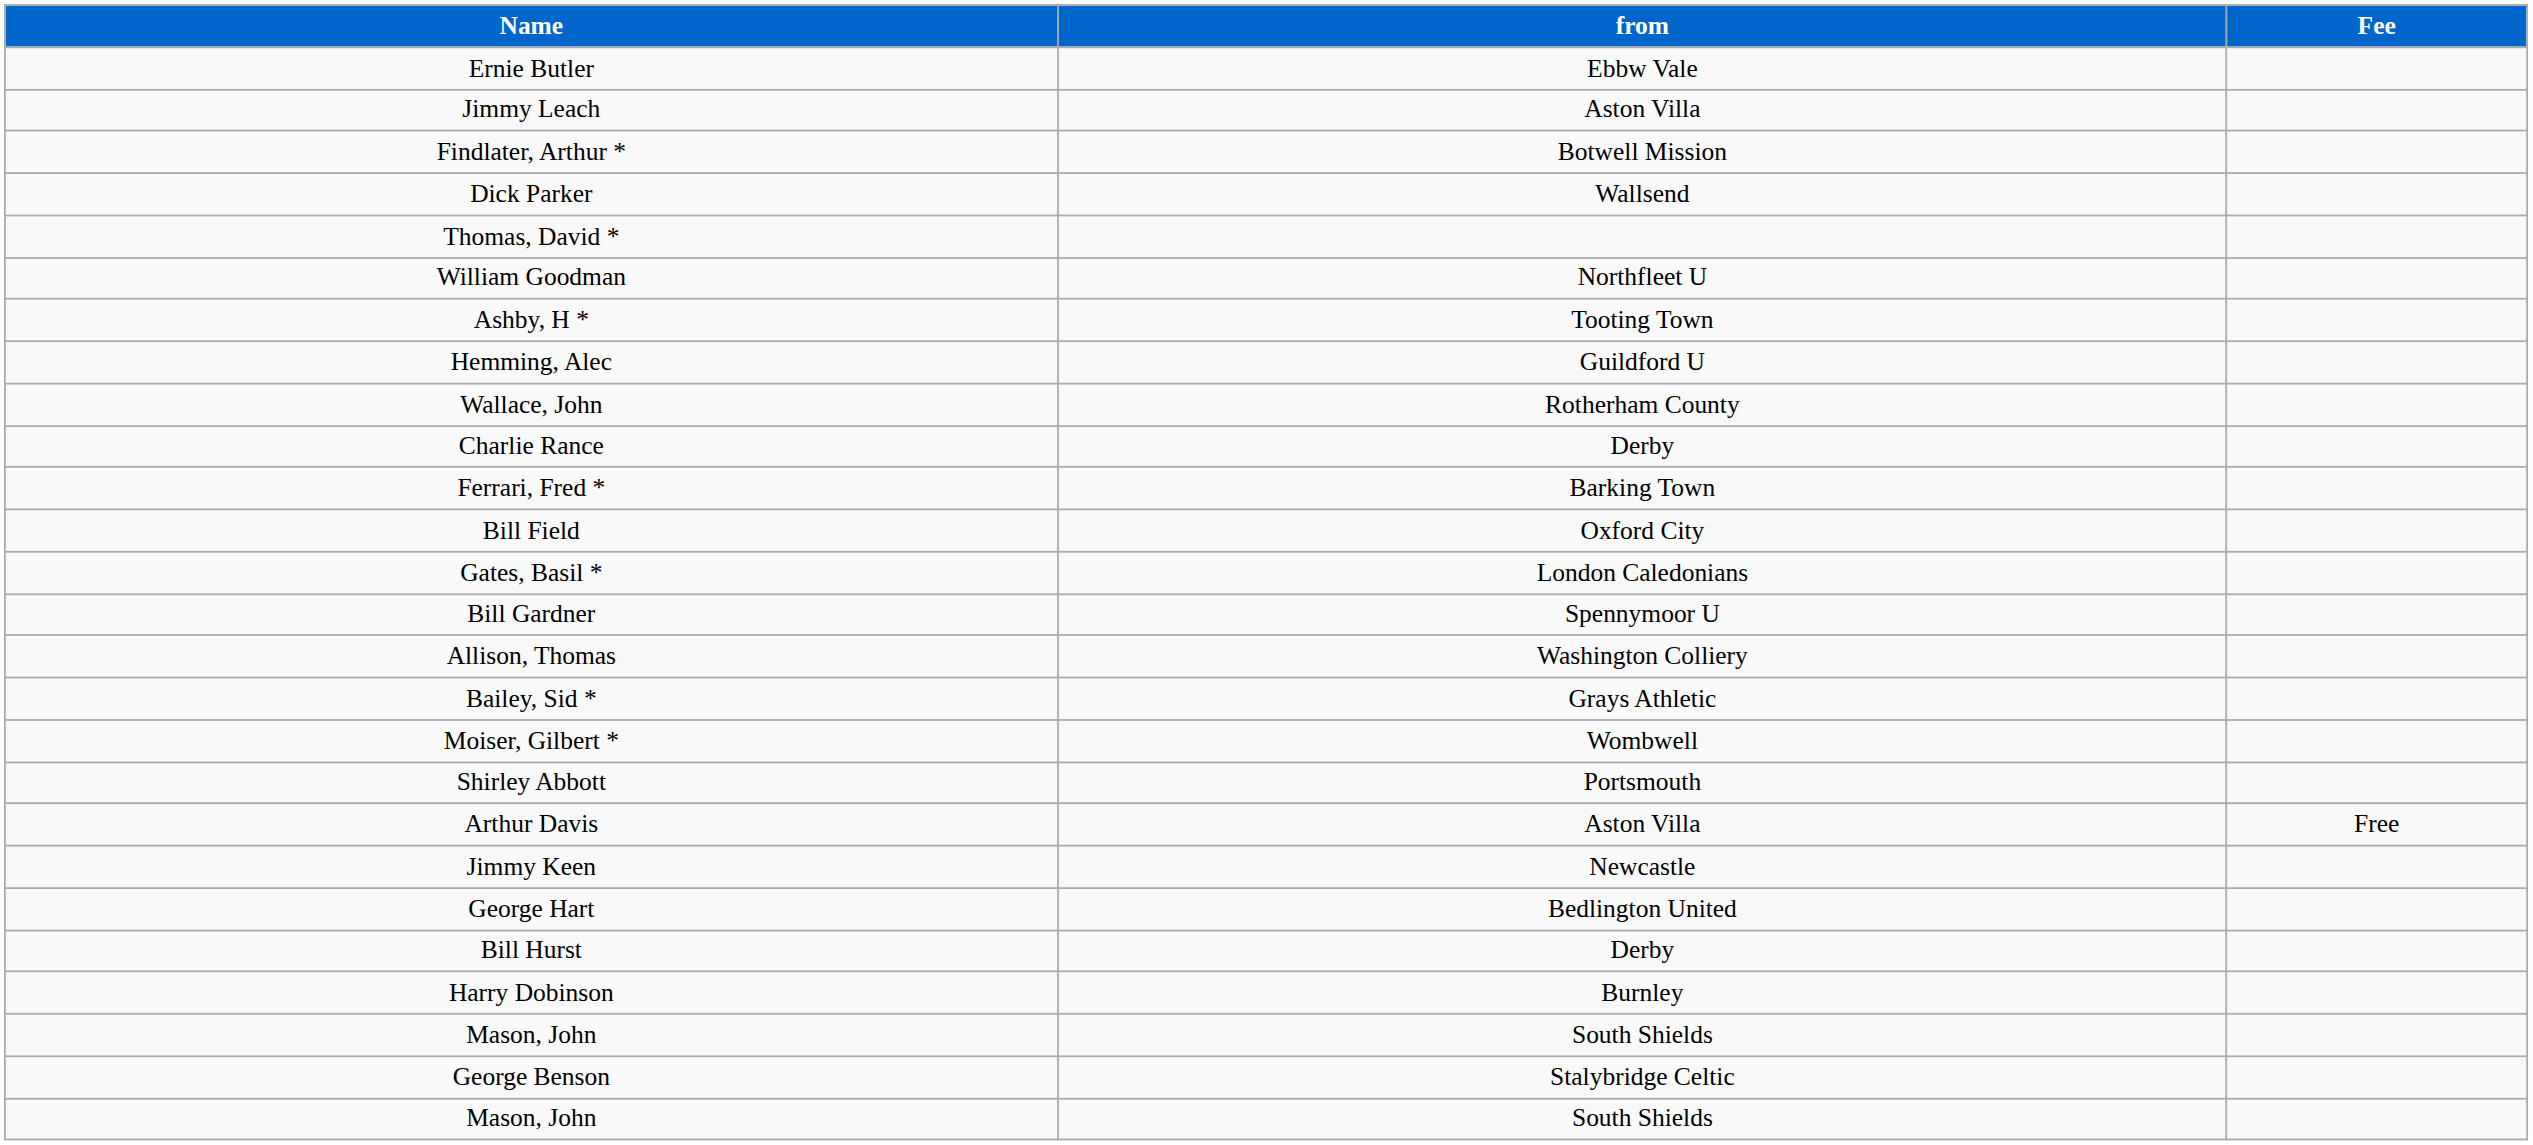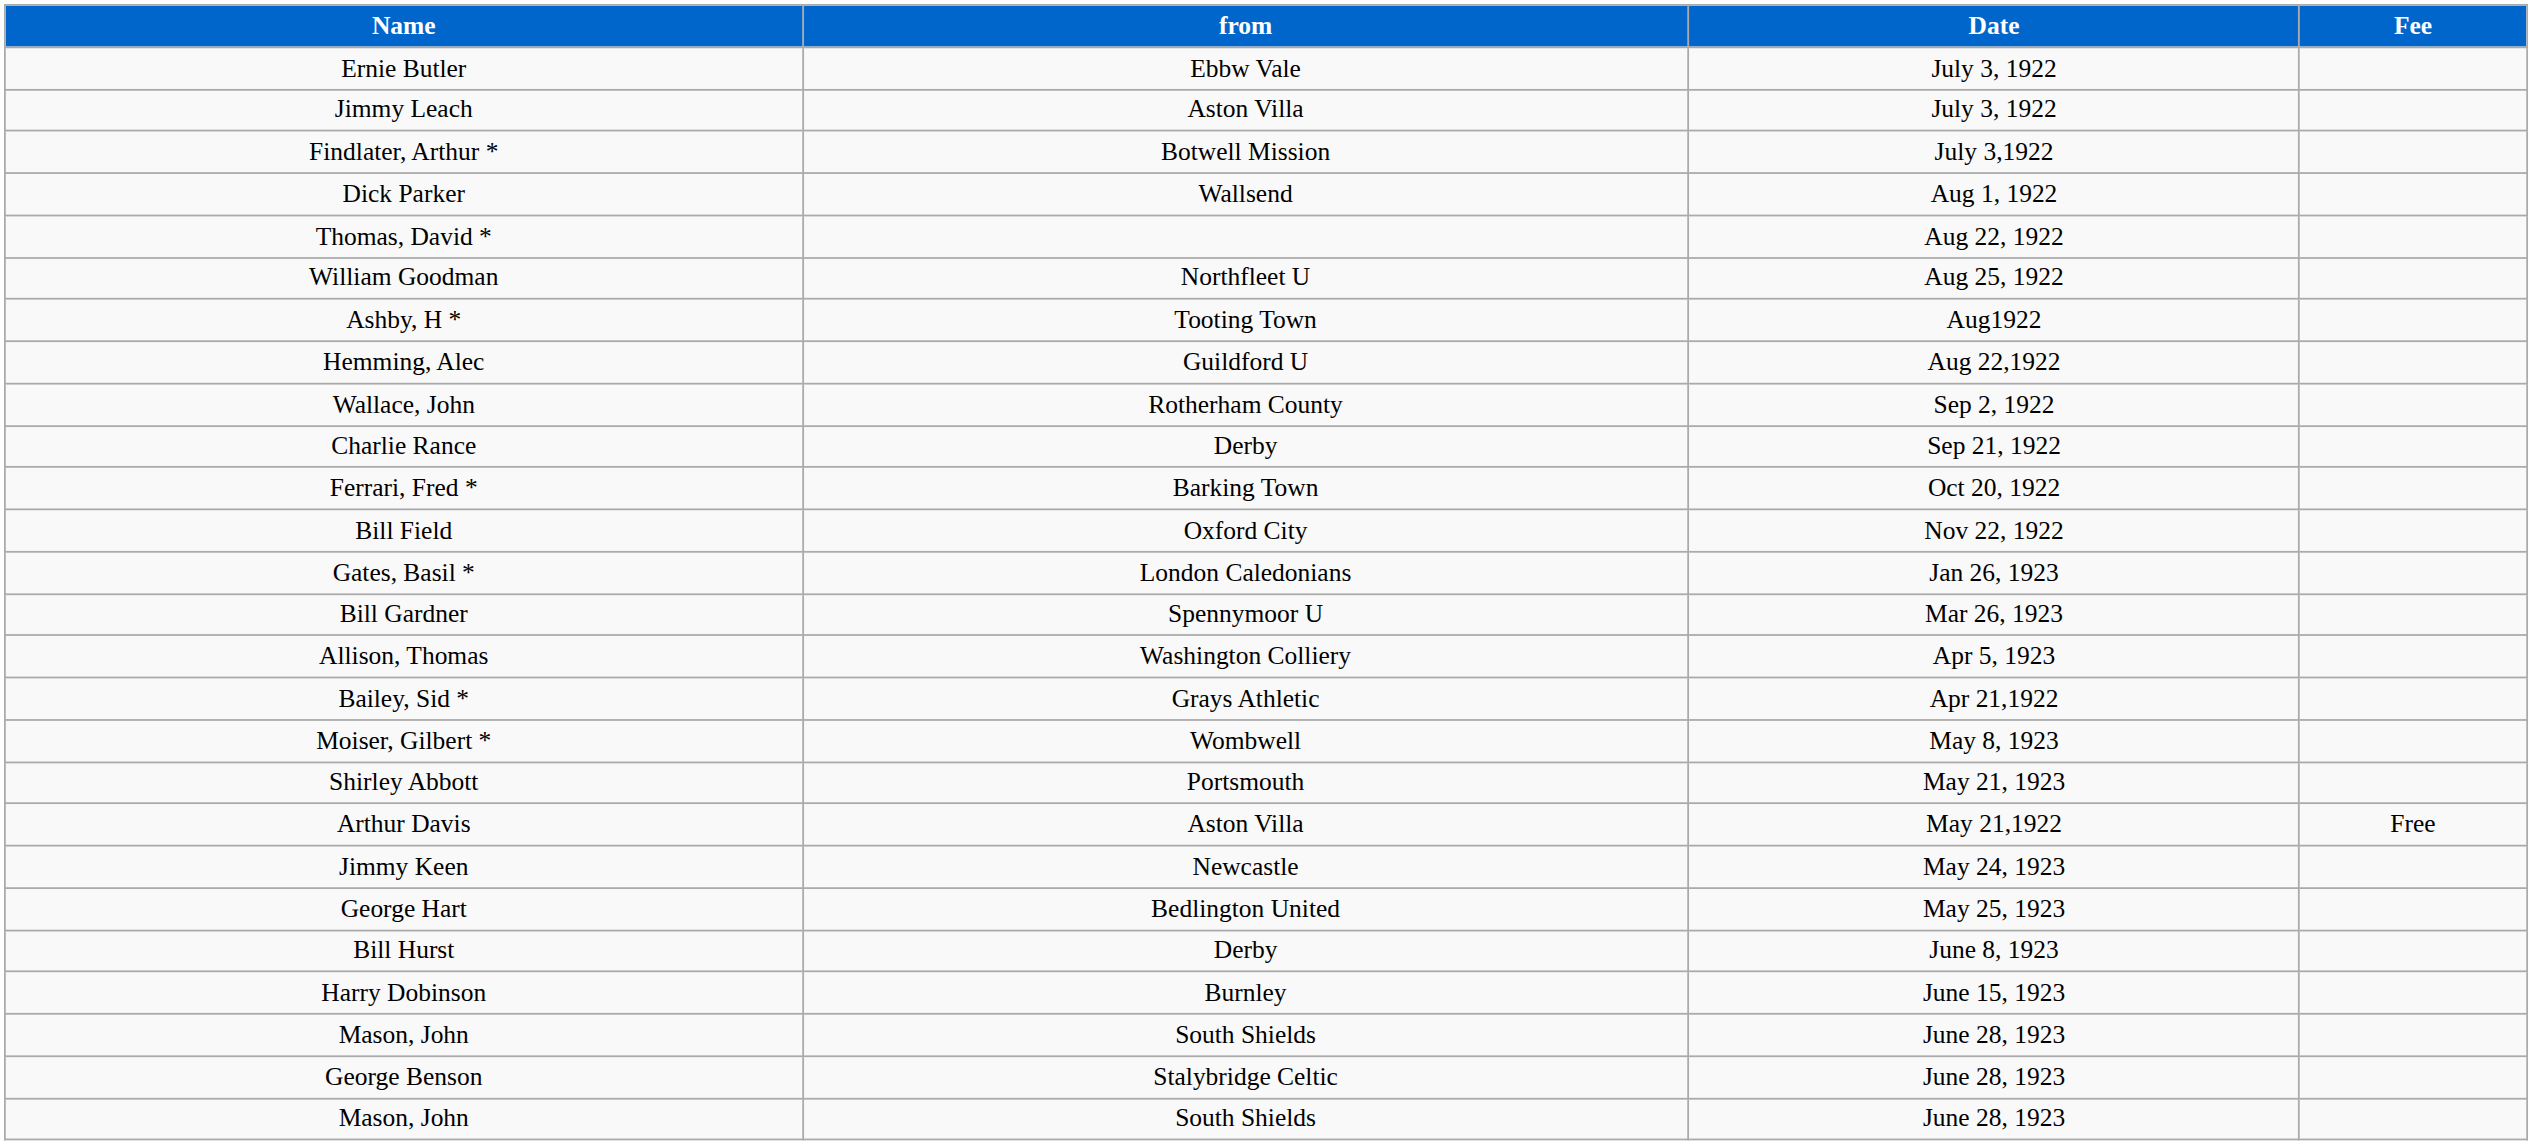+ column: (1994, 25)
